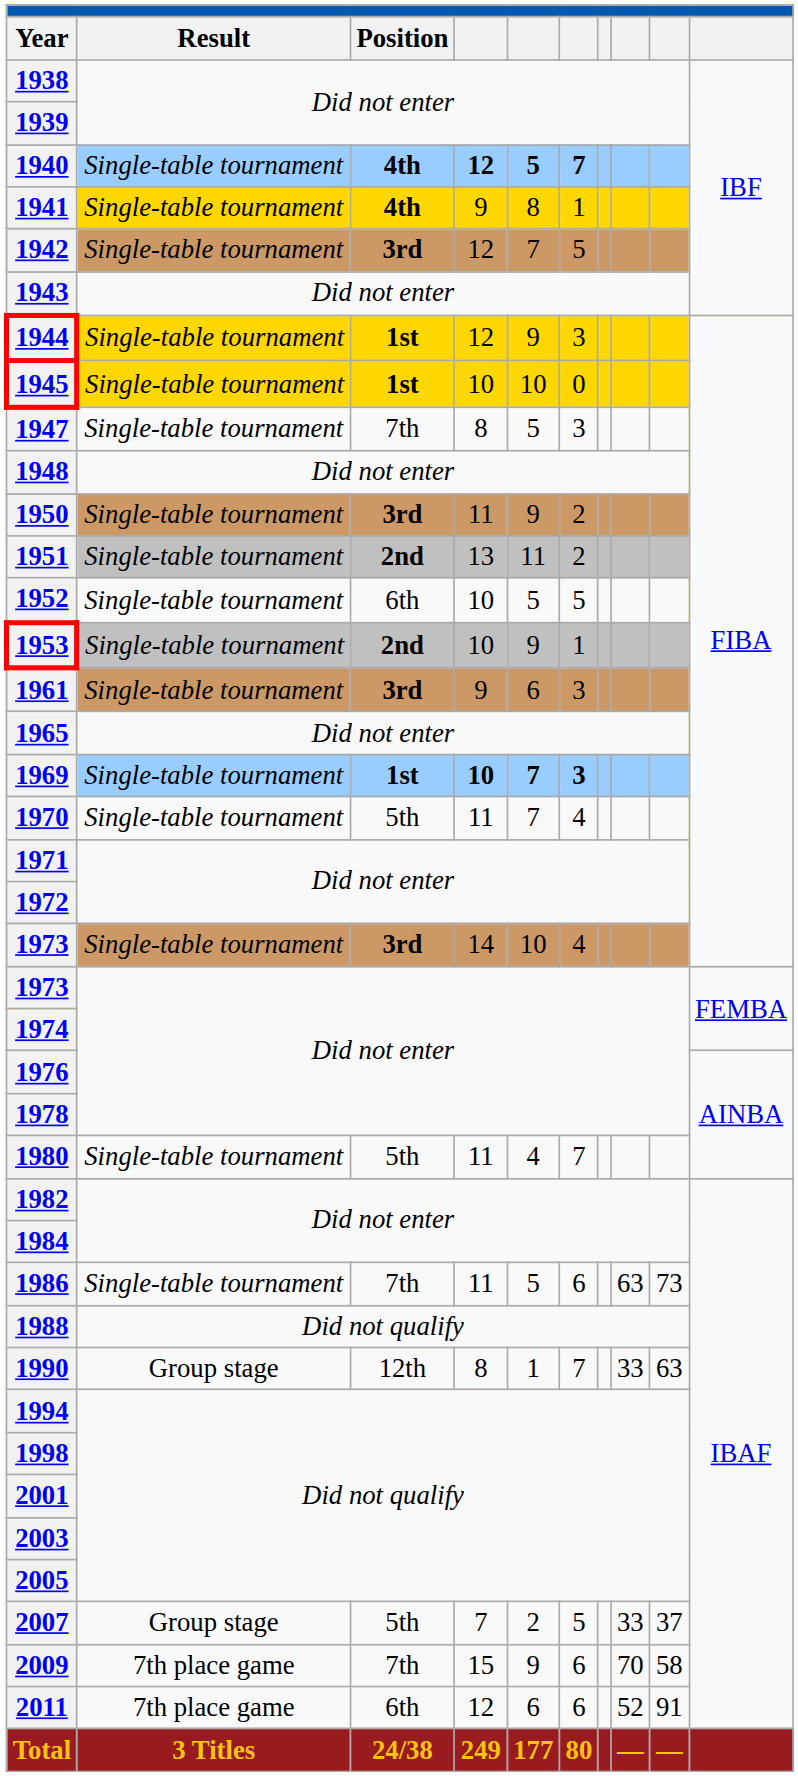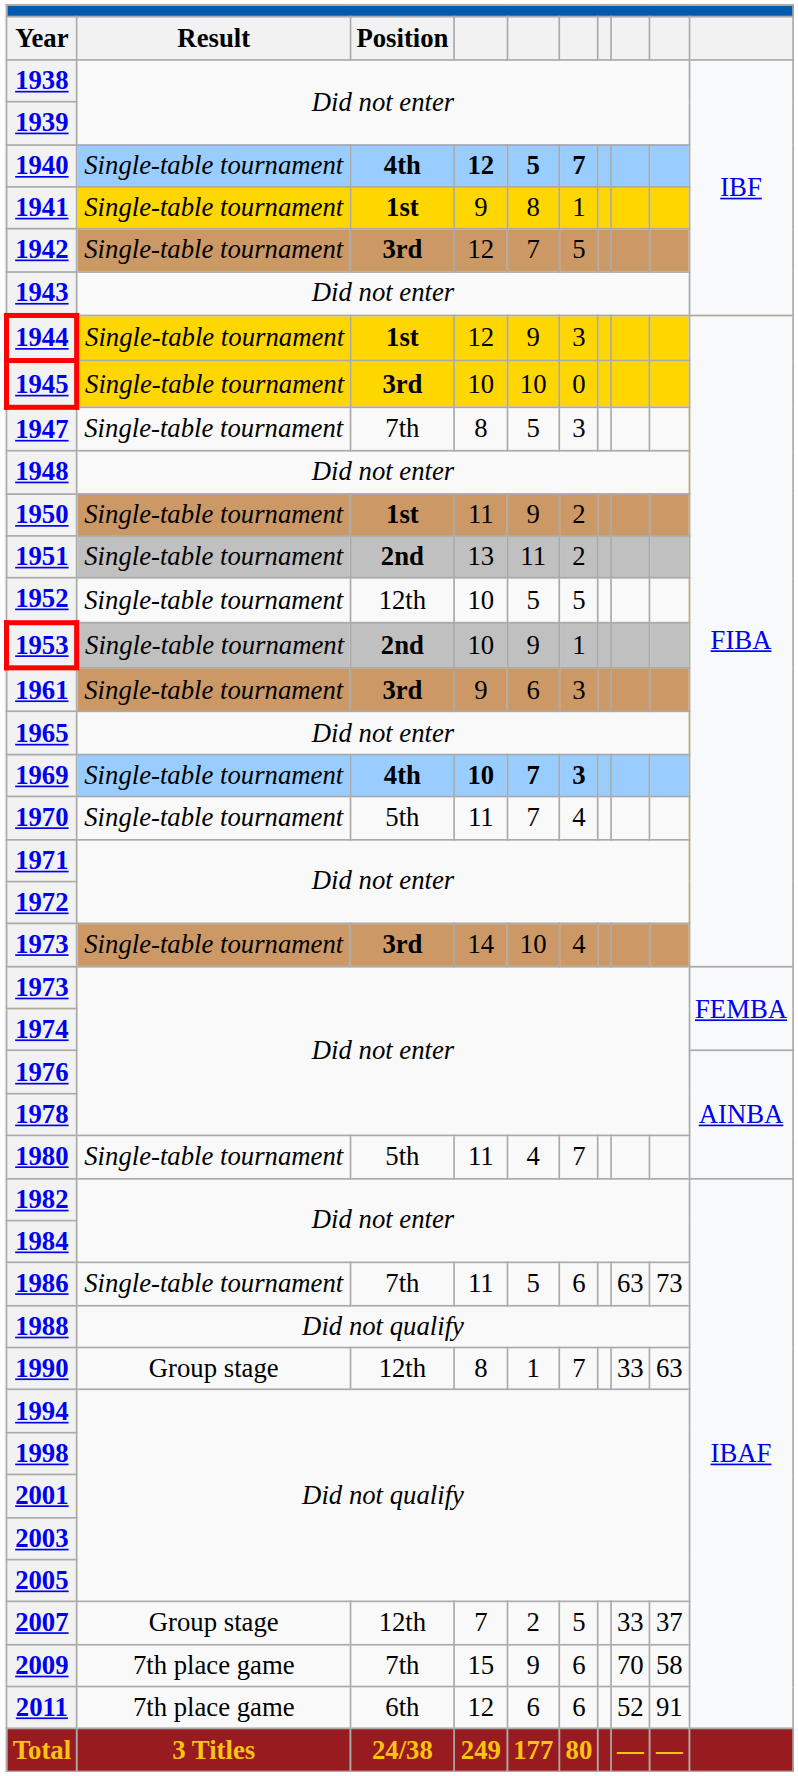(402, 207) 4th -> (402, 207) 1st
(402, 383) 1st -> (402, 383) 3rd
(402, 514) 3rd -> (402, 514) 1st
(402, 599) 6th -> (402, 599) 12th
(402, 775) 1st -> (402, 775) 4th
(402, 1622) 5th -> (402, 1622) 12th
